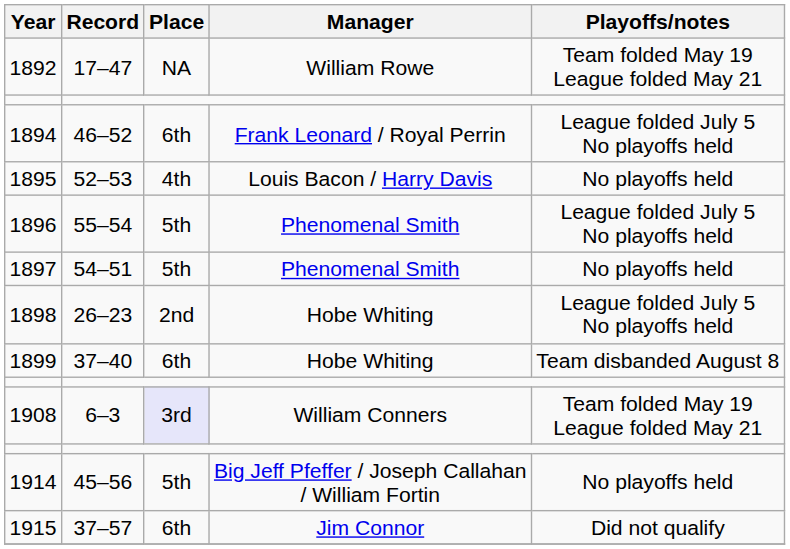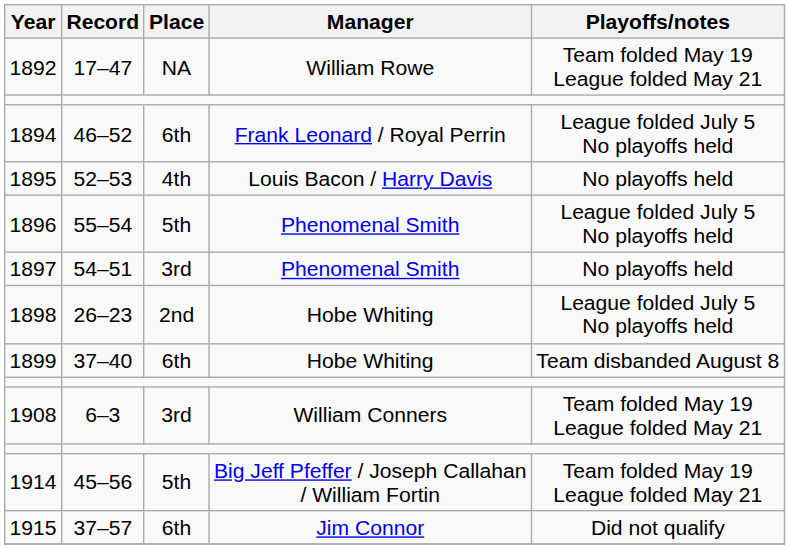(177, 270) 5th -> (177, 270) 3rd
(177, 415) lavender background -> (177, 415) no background
(658, 482) No playoffs held -> (658, 482) Team folded May 19 League folded May 21
